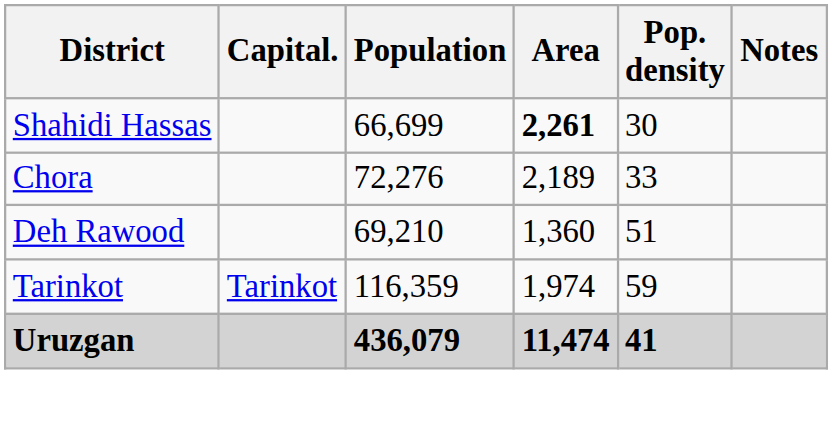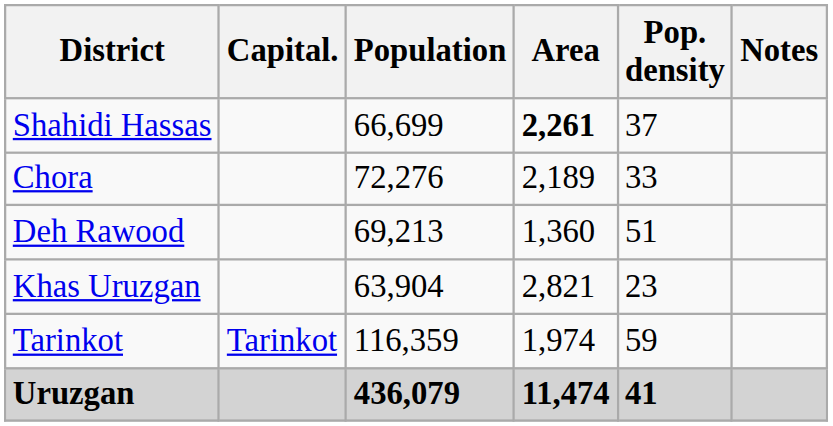(641, 124) 30 -> (641, 124) 37
(399, 232) 69,210 -> (399, 232) 69,213
+ row: (107, 286)
